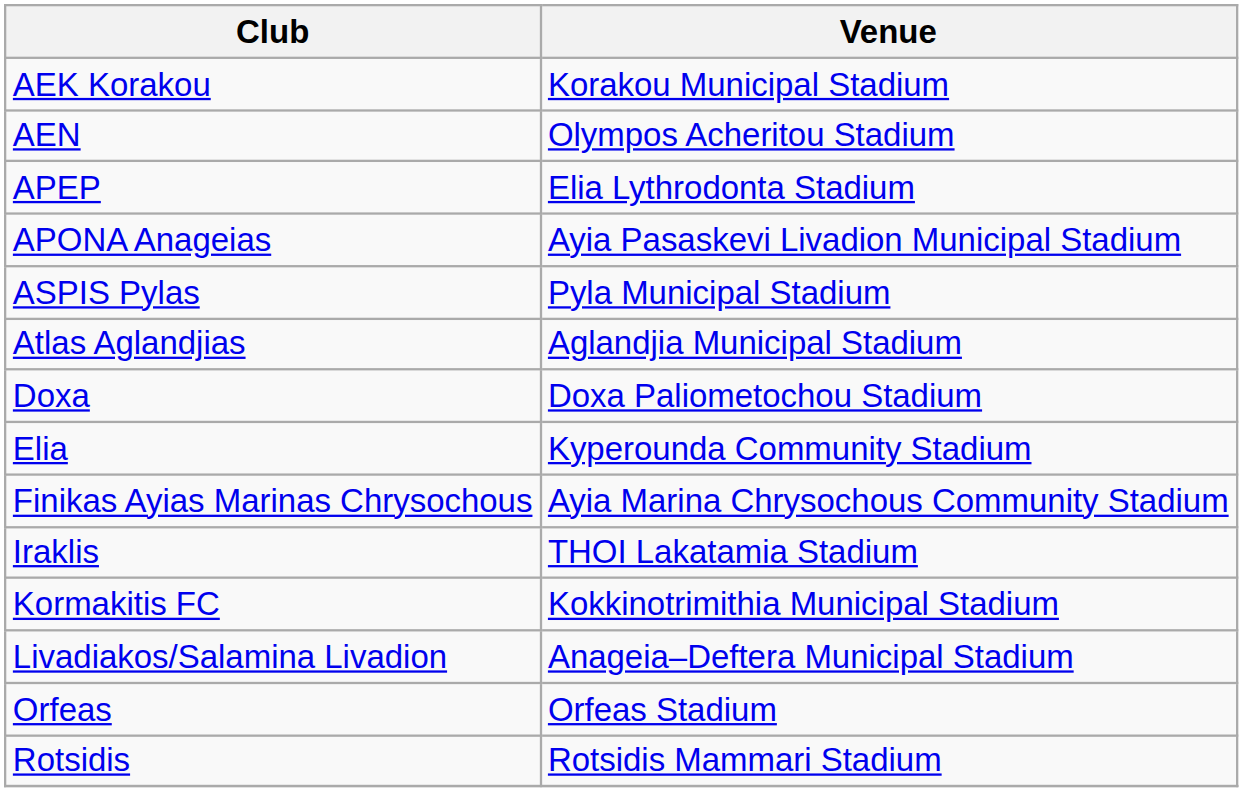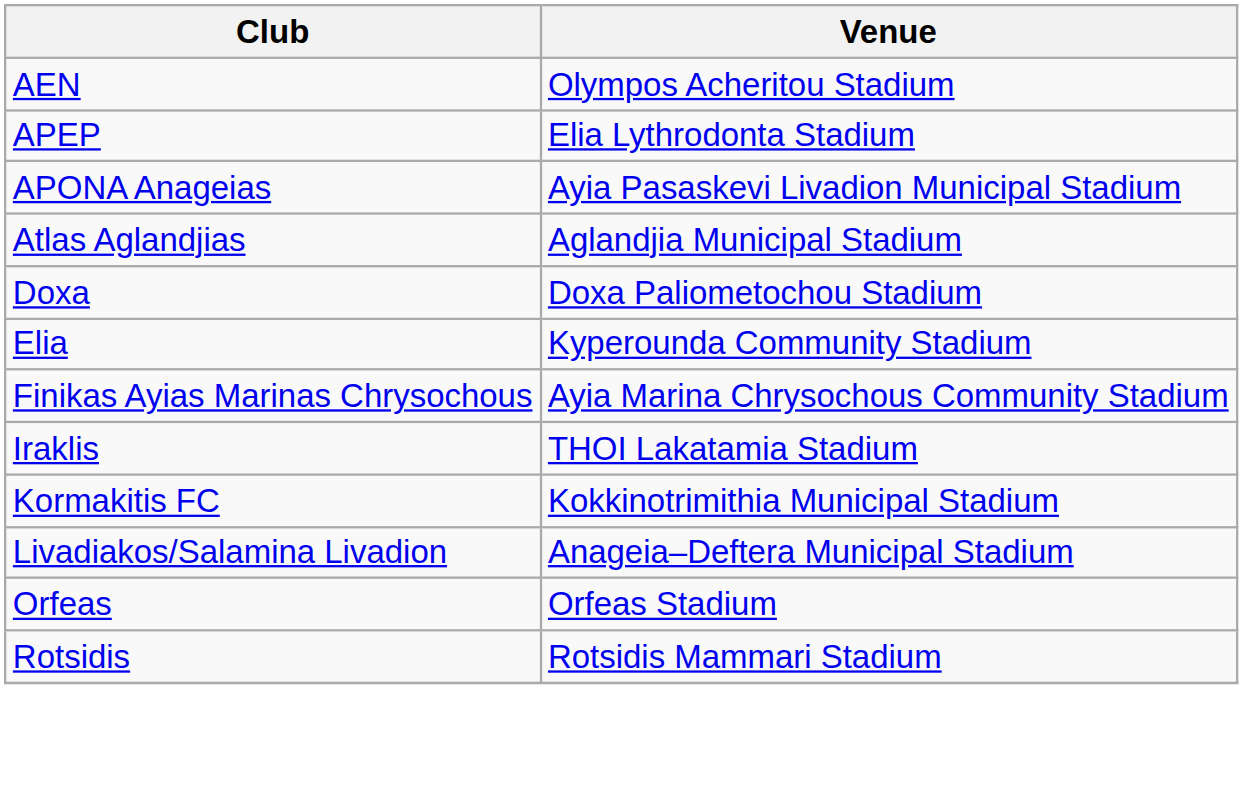- row: (112, 84)
- row: (106, 292)
